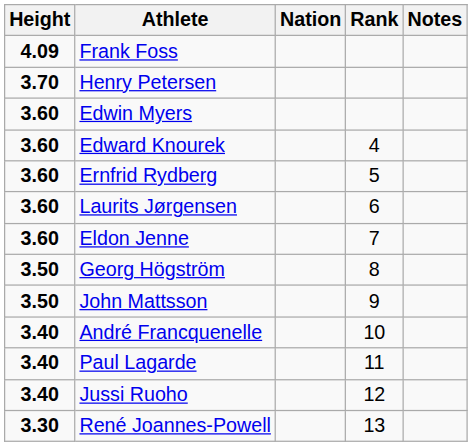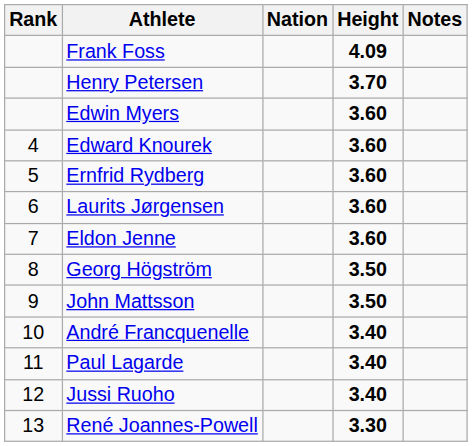columns swapped: (374, 20) <-> (40, 20)
